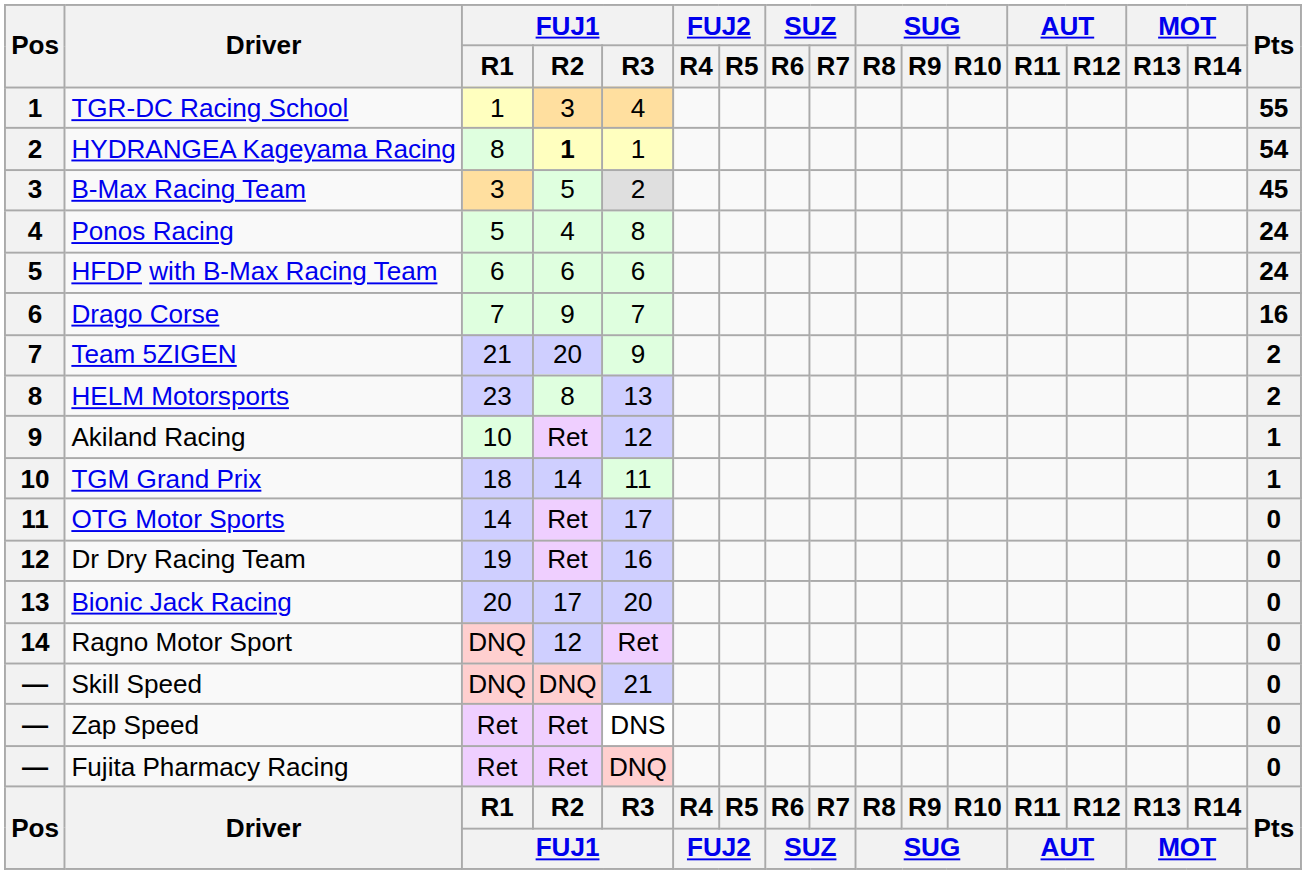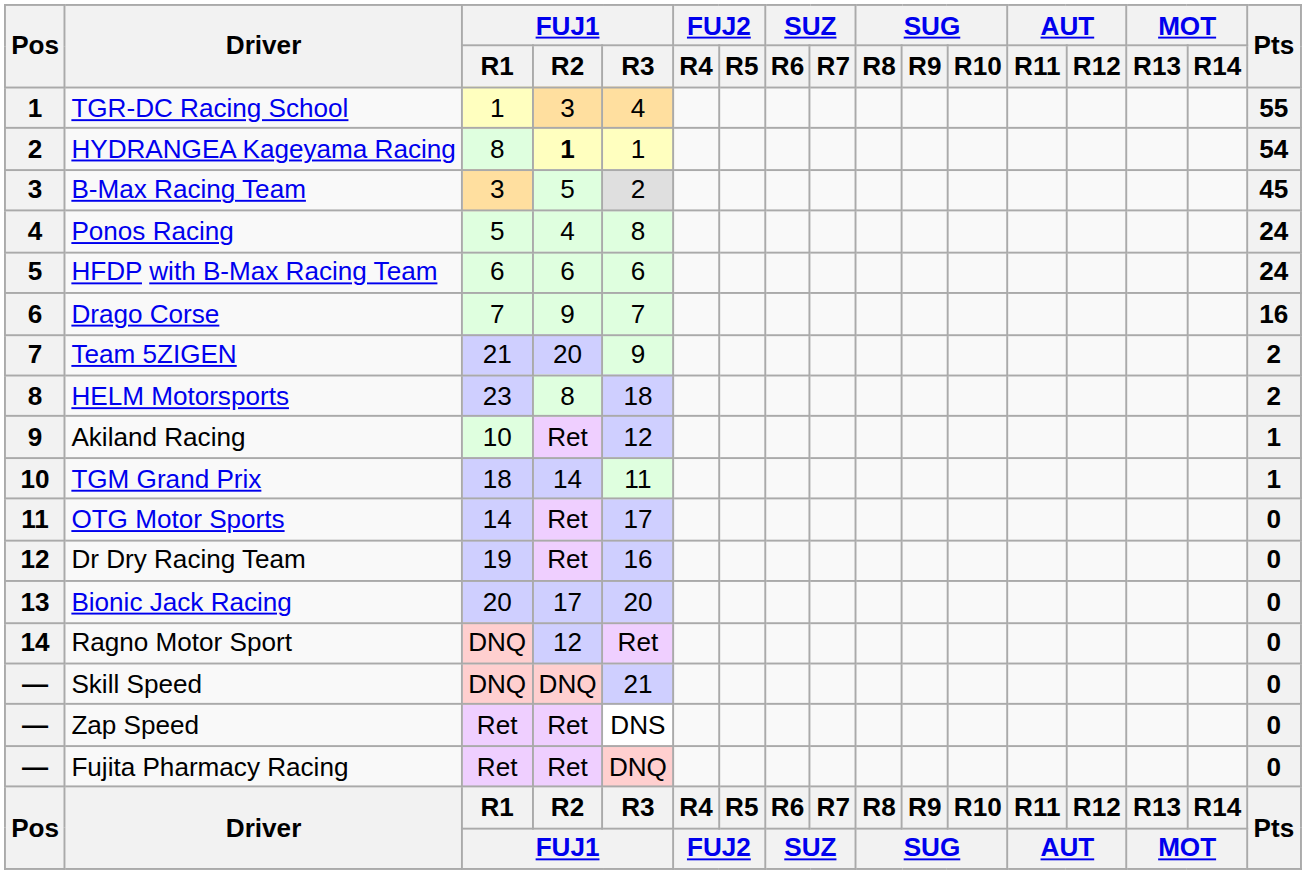(638, 396) 13 -> (638, 396) 18
